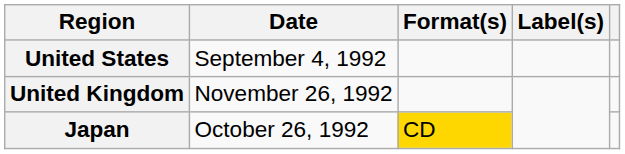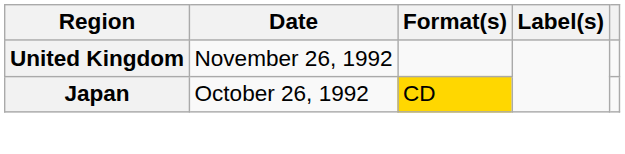- row: (97, 58)
